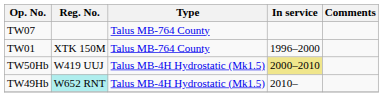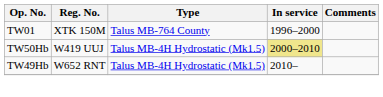- row: (21, 30)
(80, 83) paleturquoise background -> (80, 65) no background
